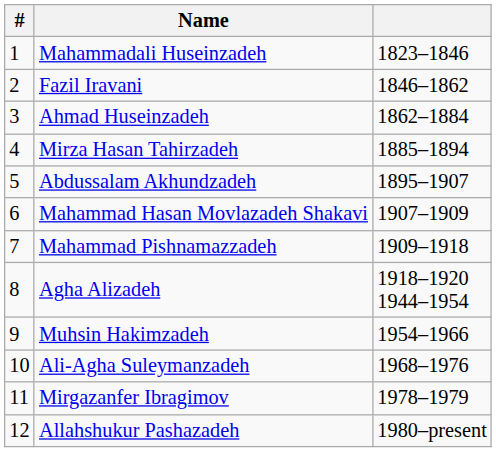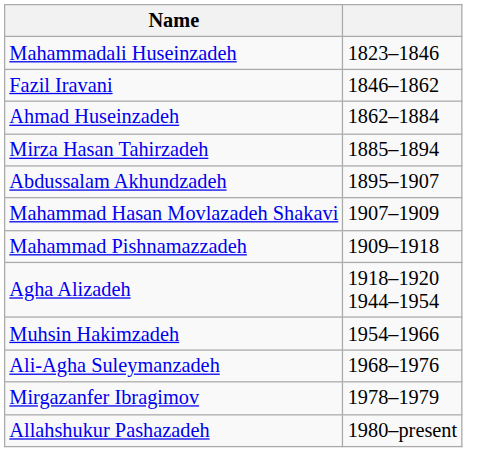- column: (19, 20)
